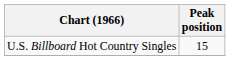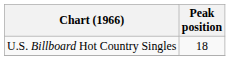(202, 45) 15 -> (202, 45) 18
